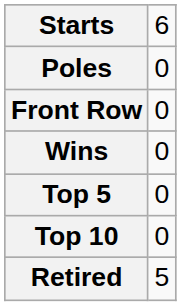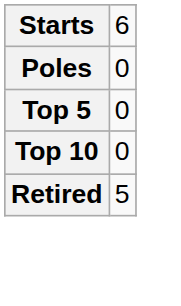- row: (77, 109)
- row: (77, 151)
